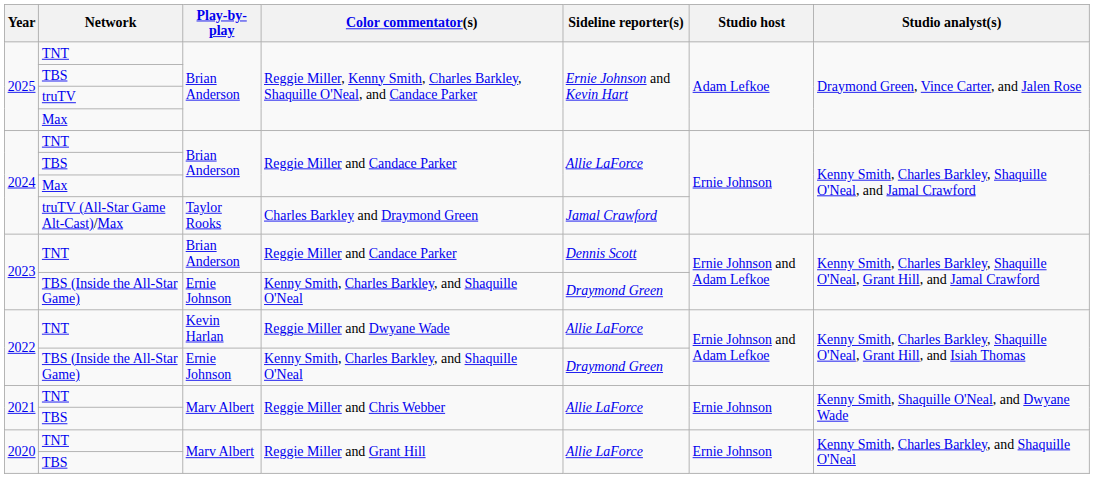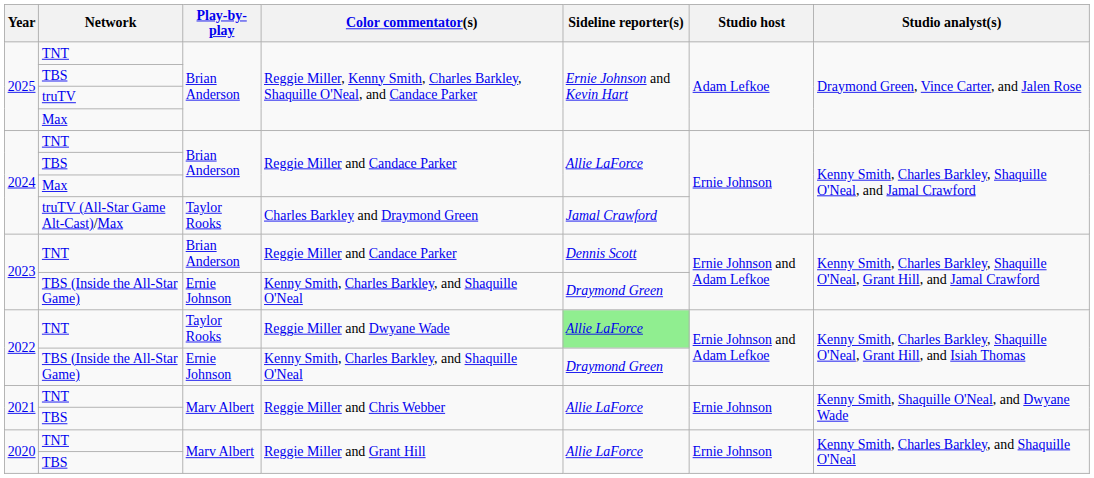(205, 328) Kevin Harlan -> (204, 328) Taylor Rooks
(604, 328) no background -> (604, 328) lightgreen background
